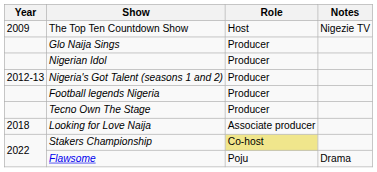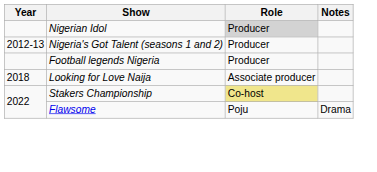- row: (119, 28)
- row: (84, 45)
(249, 61) no background -> (249, 28) lightgrey background
- row: (100, 110)
